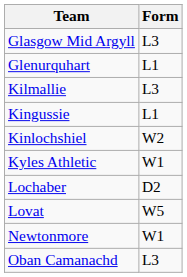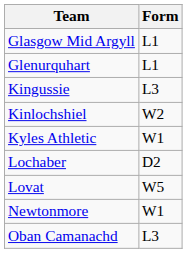(151, 41) L3 -> (151, 41) L1
- row: (37, 89)
(151, 114) L1 -> (151, 89) L3
